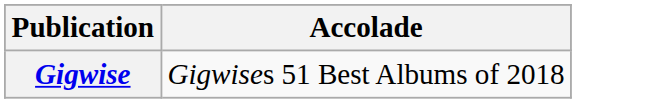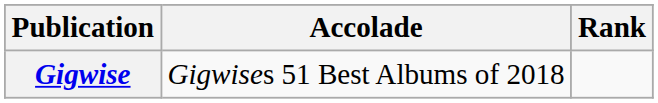+ column: (612, 27)
